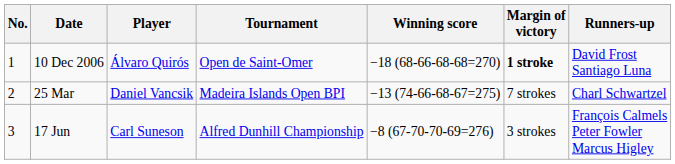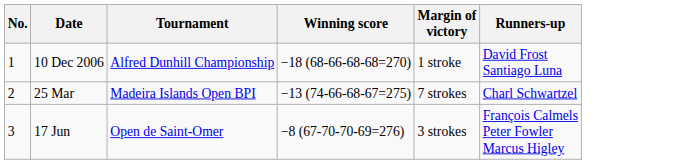- column: (152, 24)
(256, 62) Open de Saint-Omer -> (192, 62) Alfred Dunhill Championship
(530, 62) bold -> (439, 62) normal
(282, 132) Alfred Dunhill Championship -> (167, 132) Open de Saint-Omer
